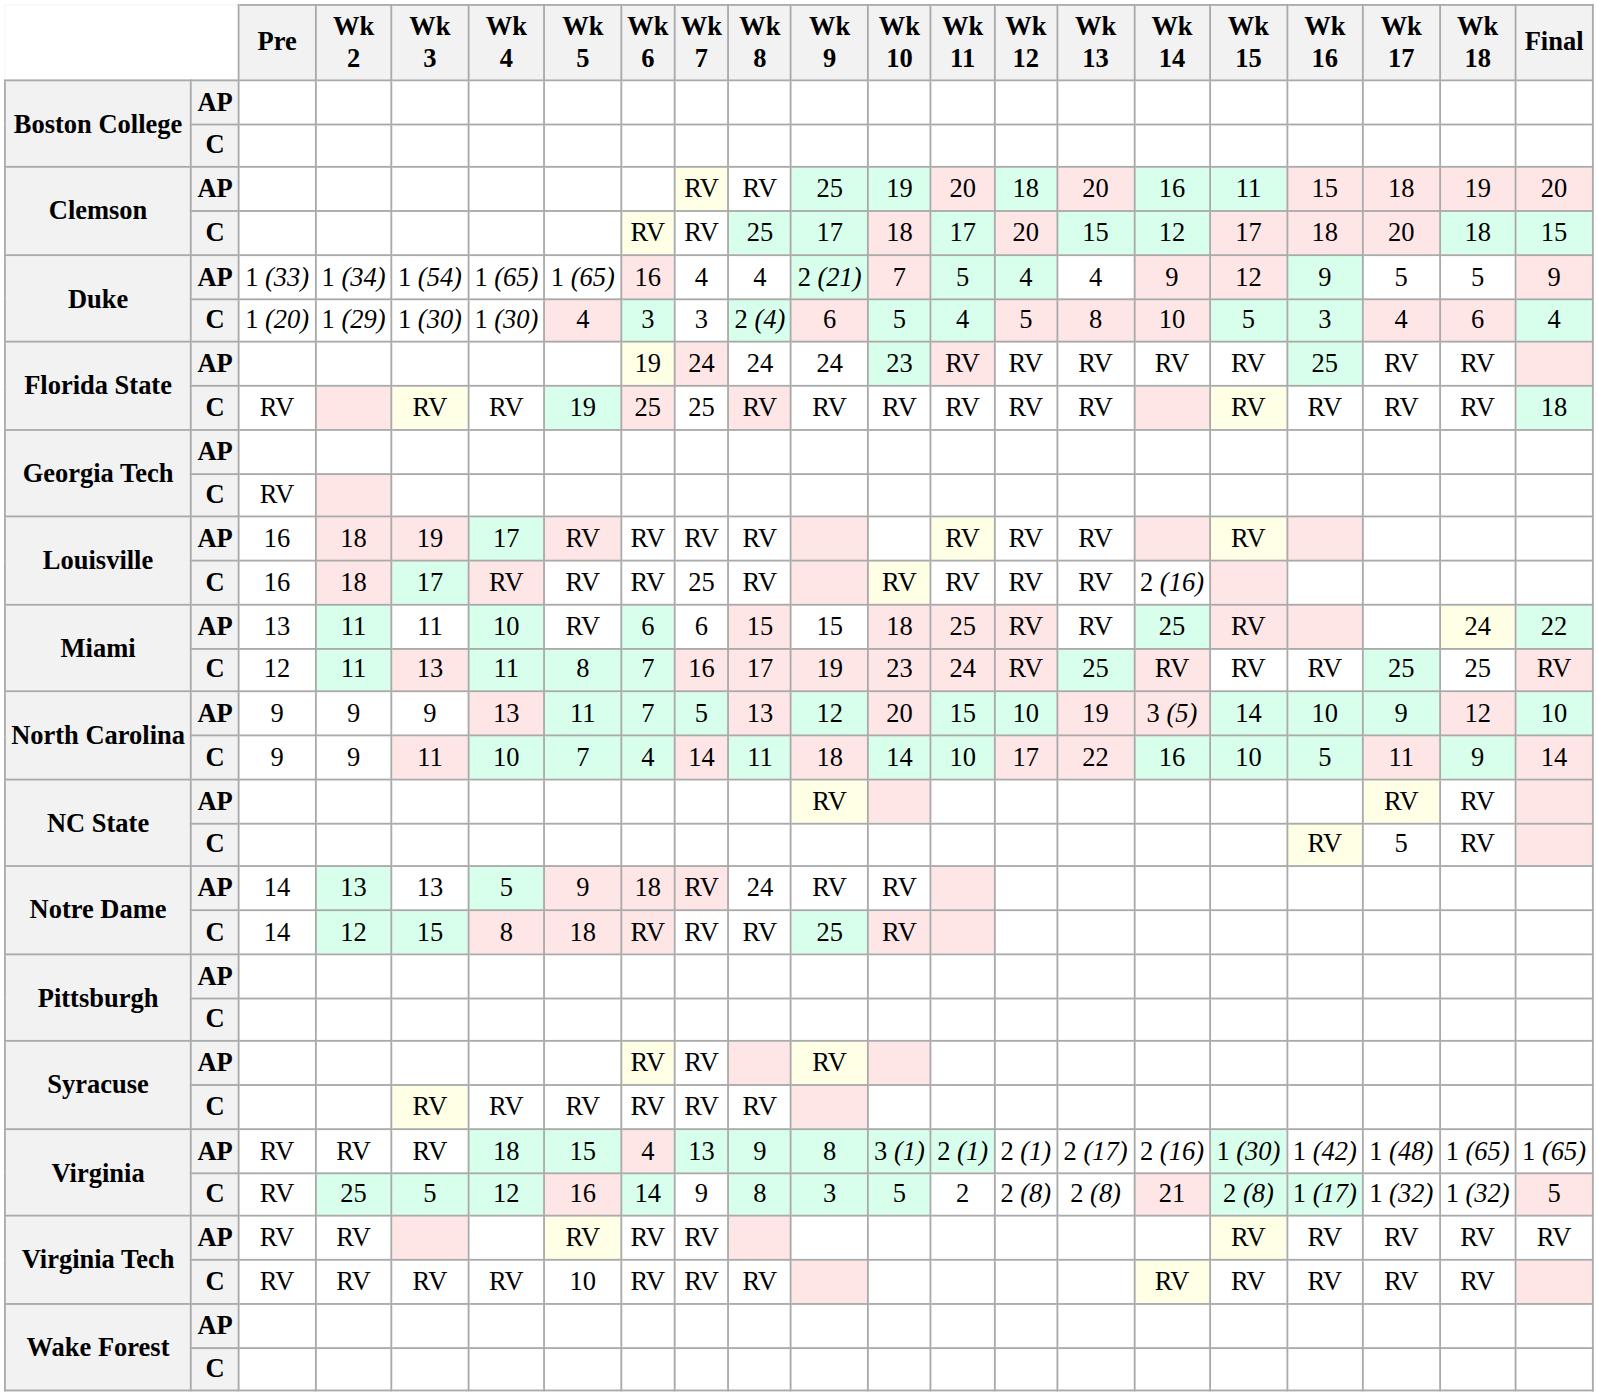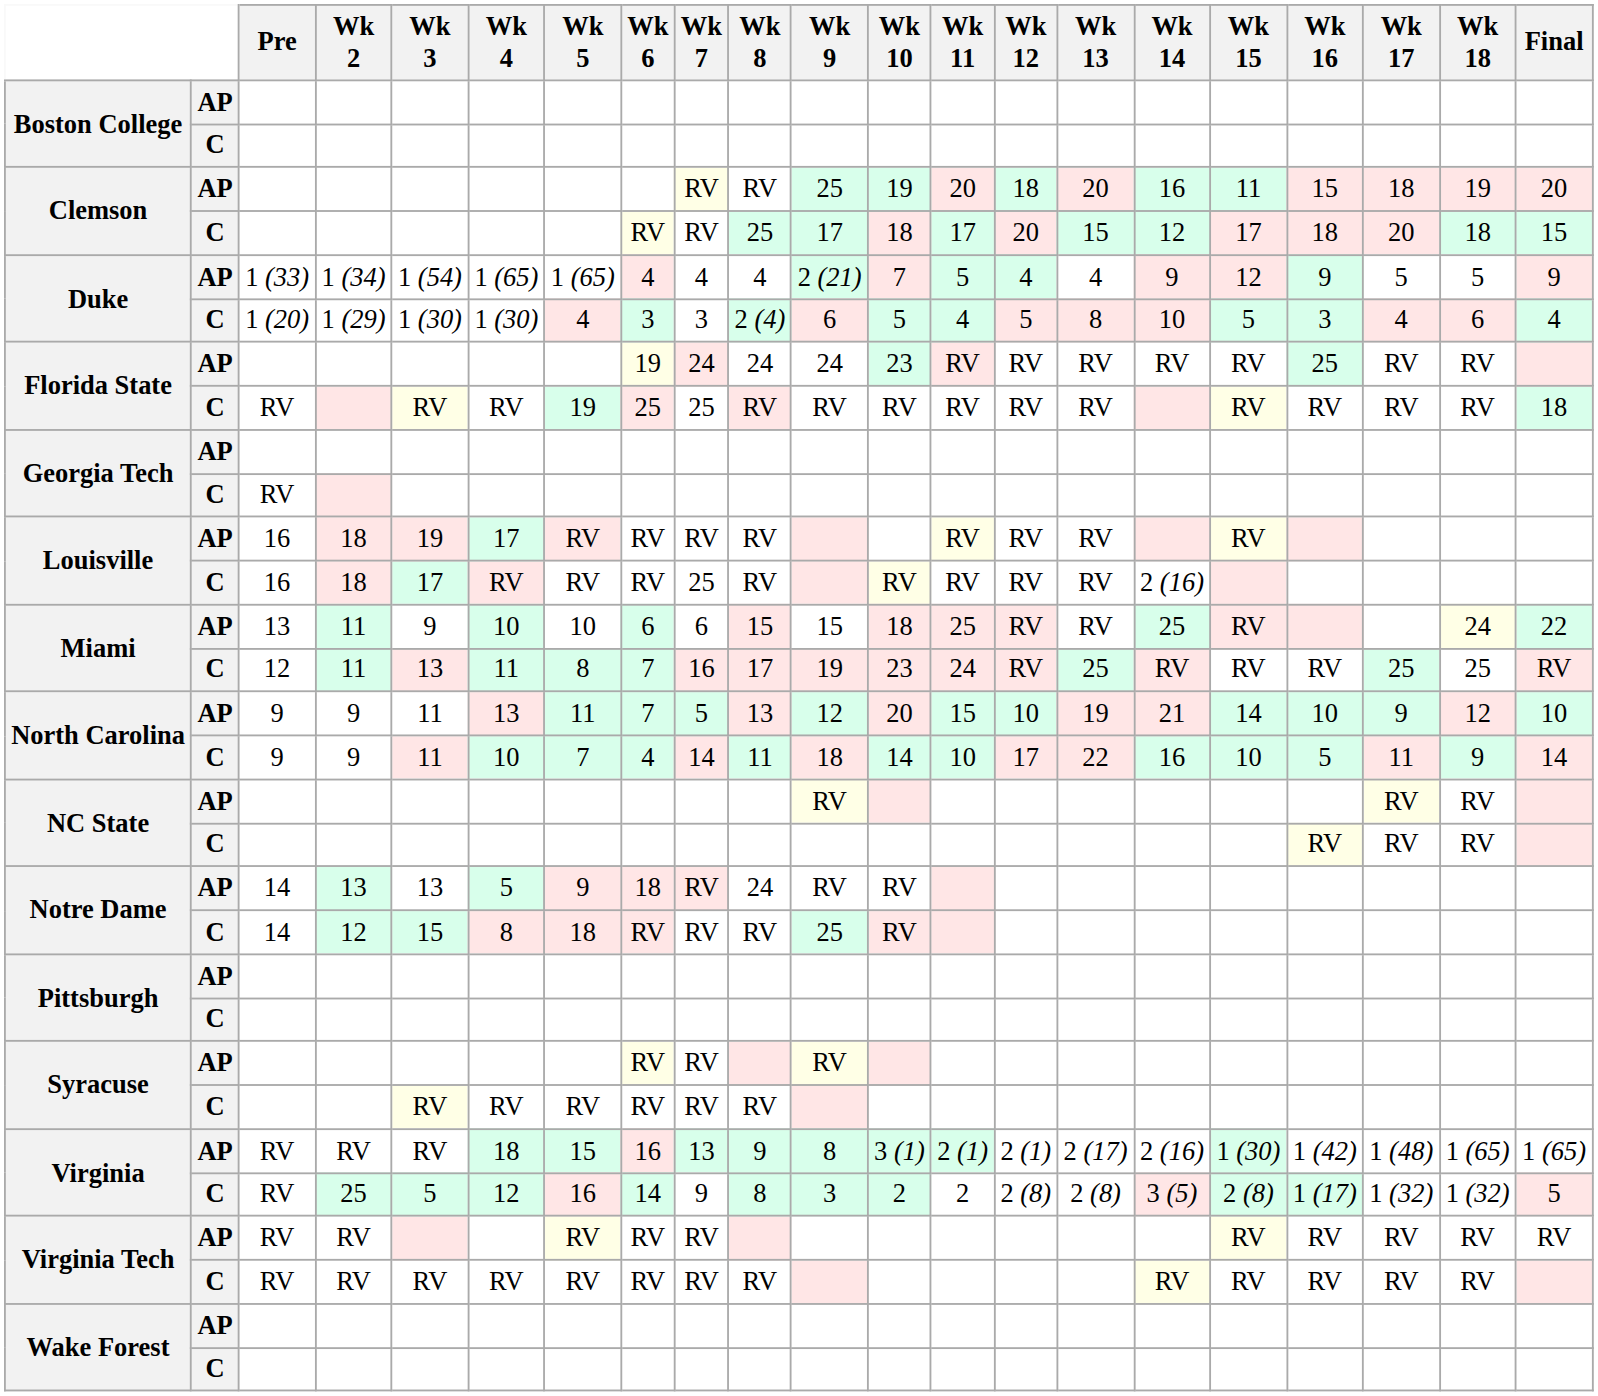(648, 276) 16 -> (648, 276) 4
(430, 626) 11 -> (430, 626) 9
(583, 626) RV -> (583, 626) 10
(430, 713) 9 -> (430, 713) 11
(1172, 713) 3 (5) -> (1172, 713) 21
(1401, 844) 5 -> (1401, 844) RV
(648, 1150) 4 -> (648, 1150) 16
(899, 1194) 5 -> (899, 1194) 2
(1172, 1194) 21 -> (1172, 1194) 3 (5)
(583, 1281) 10 -> (583, 1281) RV
